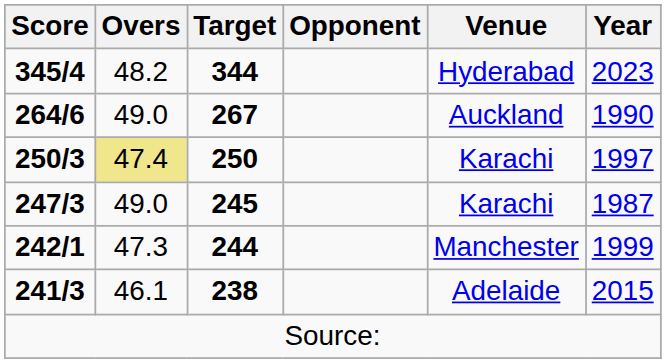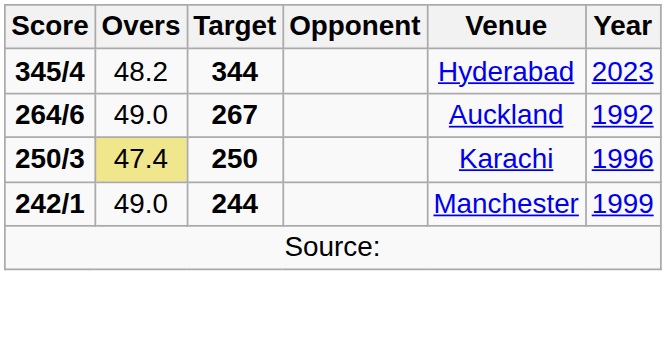(623, 114) 1990 -> (623, 114) 1992
(623, 159) 1997 -> (623, 159) 1996
- row: (50, 203)
(141, 247) 47.3 -> (141, 203) 49.0
- row: (50, 291)
